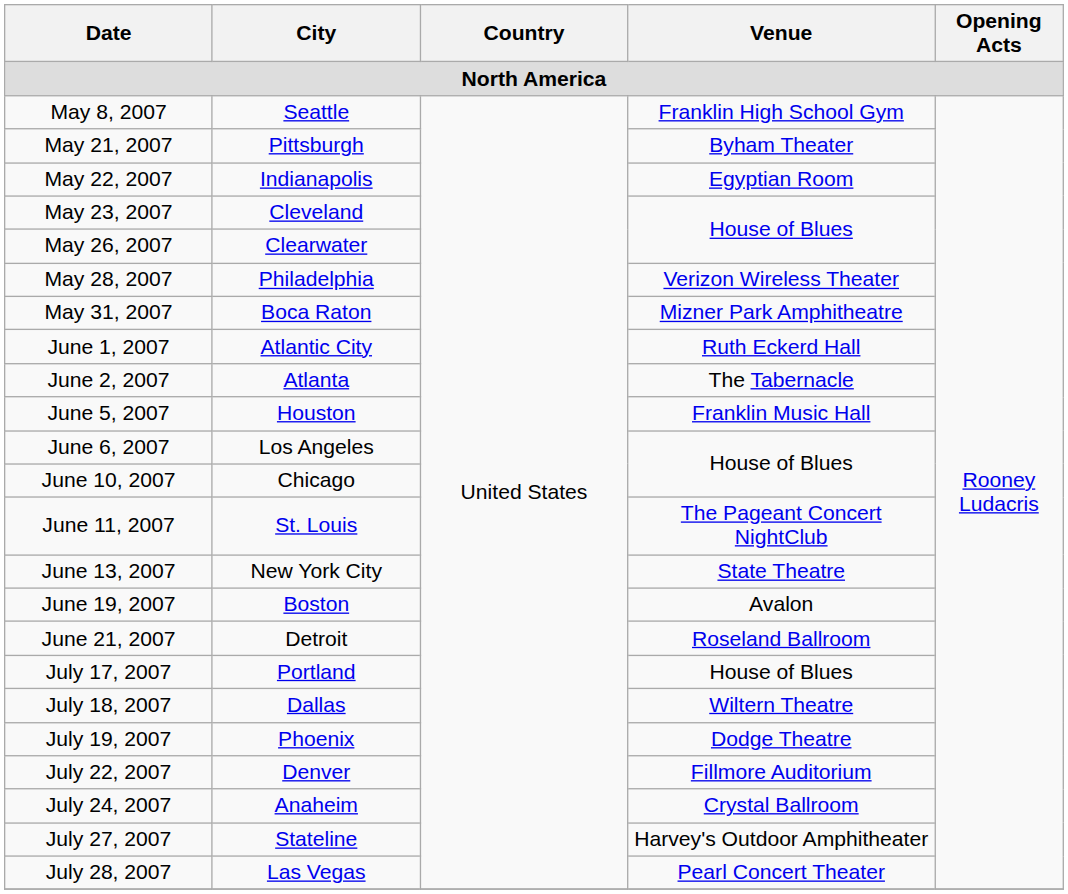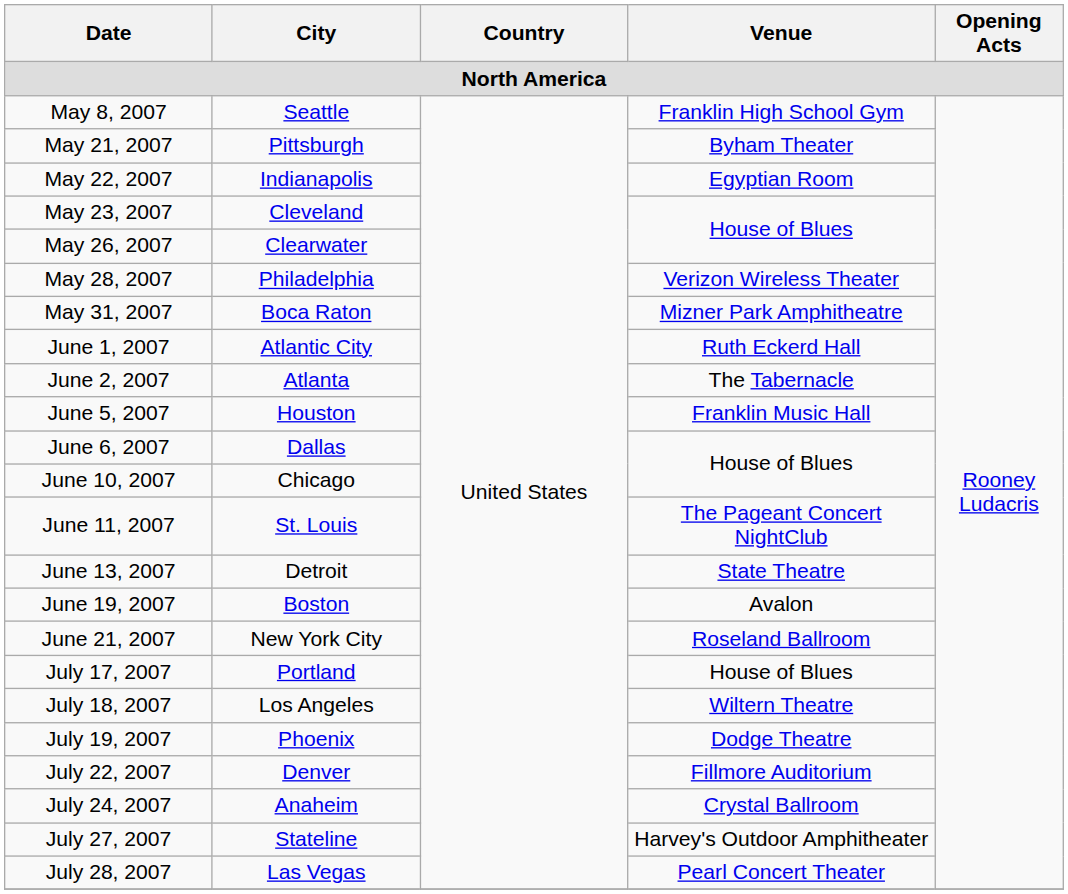(316, 446) Los Angeles -> (316, 446) Dallas
(316, 571) New York City -> (316, 571) Detroit
(316, 638) Detroit -> (316, 638) New York City
(316, 705) Dallas -> (316, 705) Los Angeles
